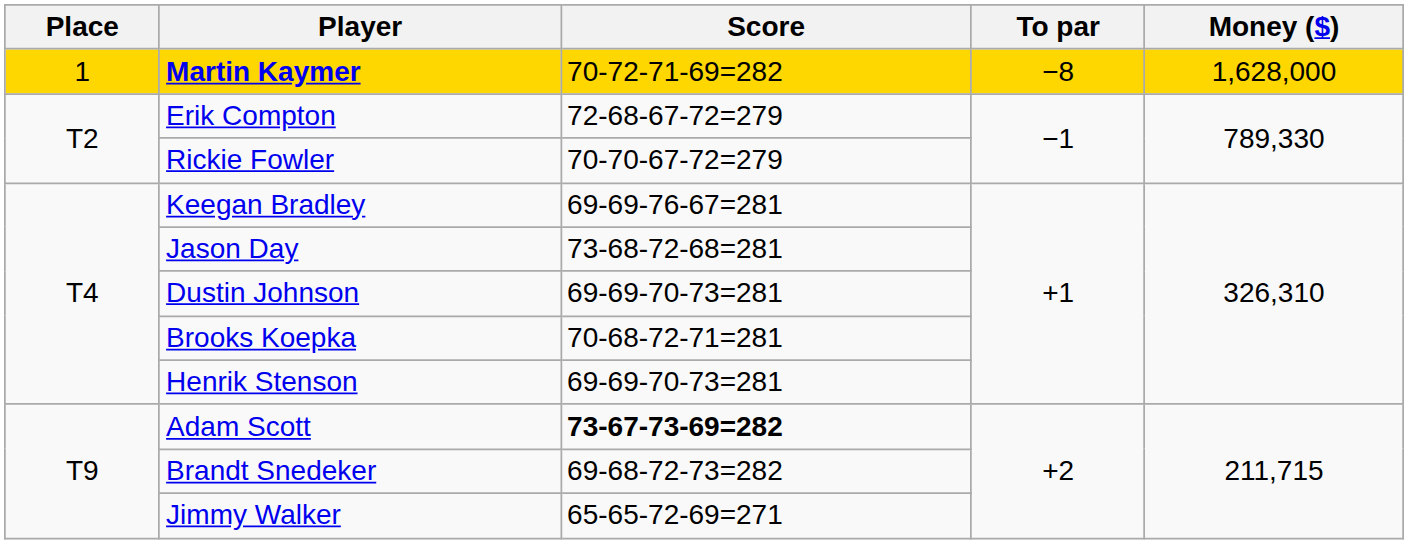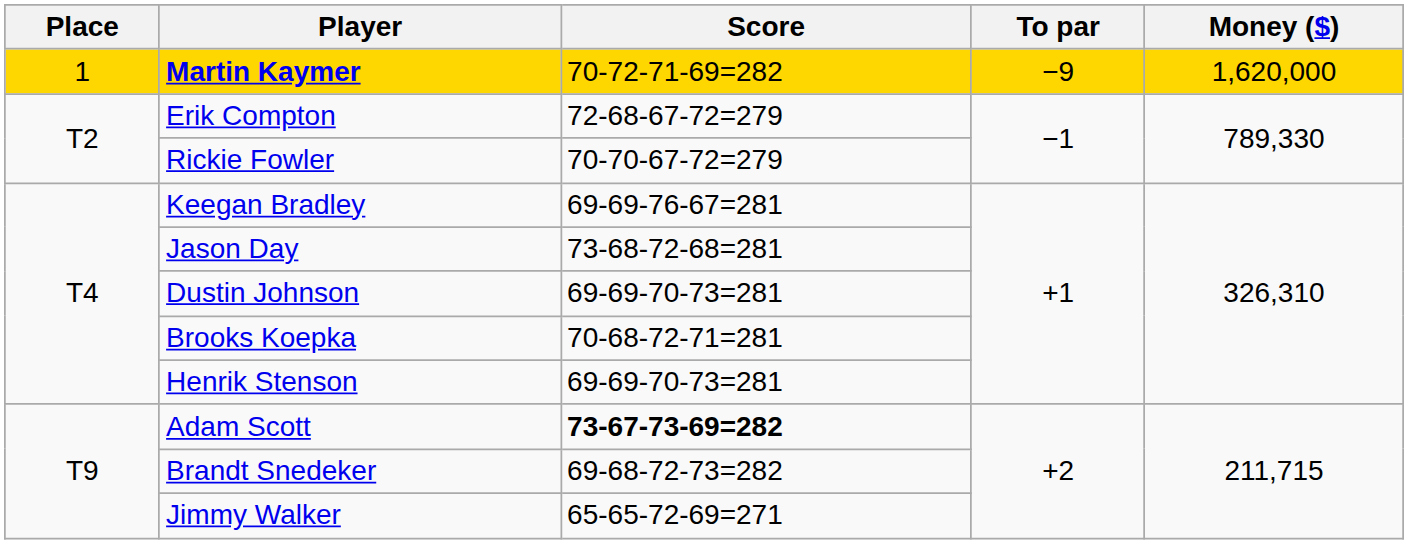(1058, 71) −8 -> (1058, 71) −9
(1274, 71) 1,628,000 -> (1274, 71) 1,620,000
